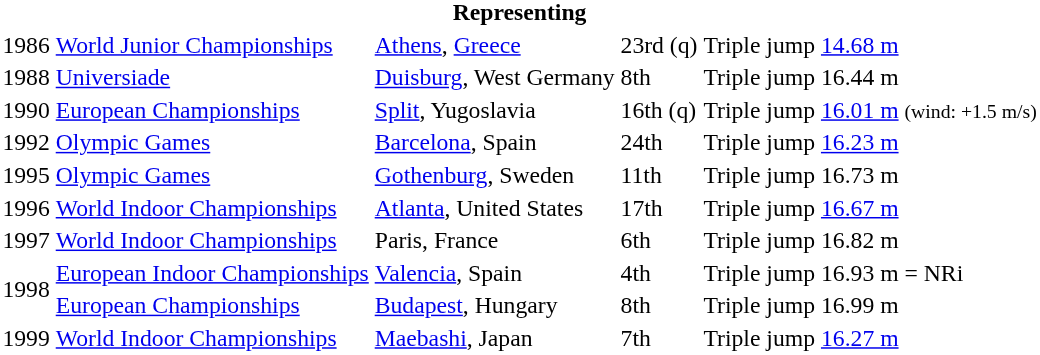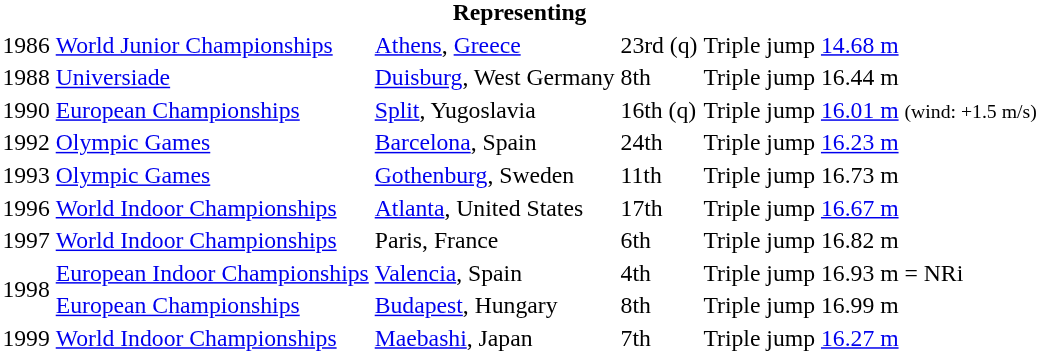(26, 175) 1995 -> (26, 175) 1993
